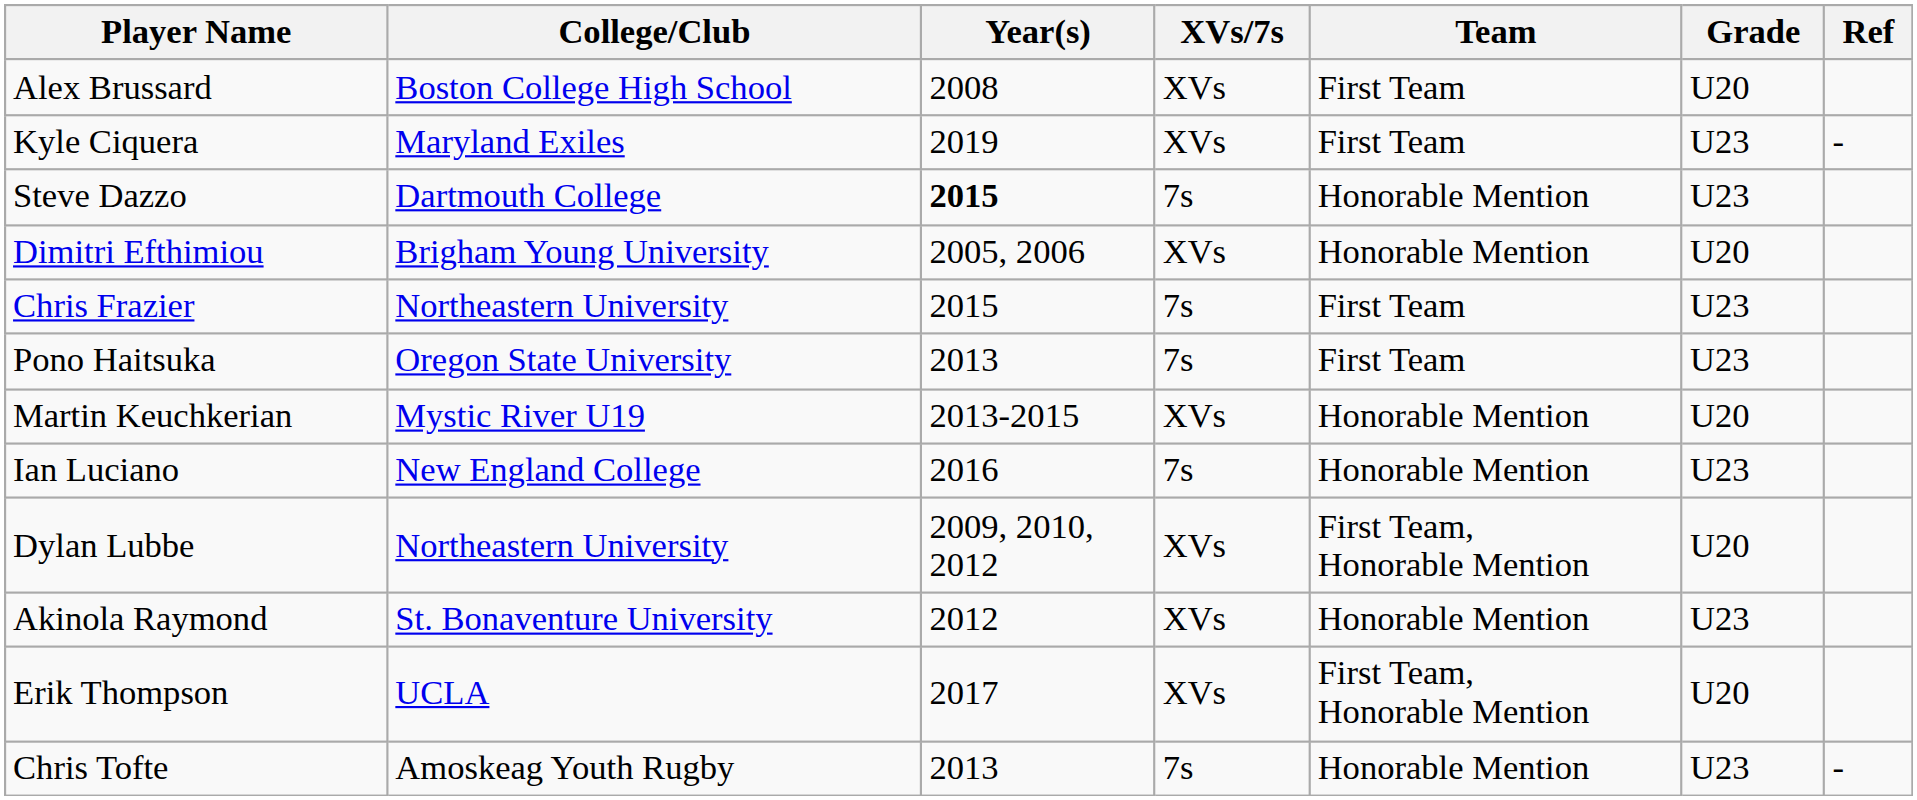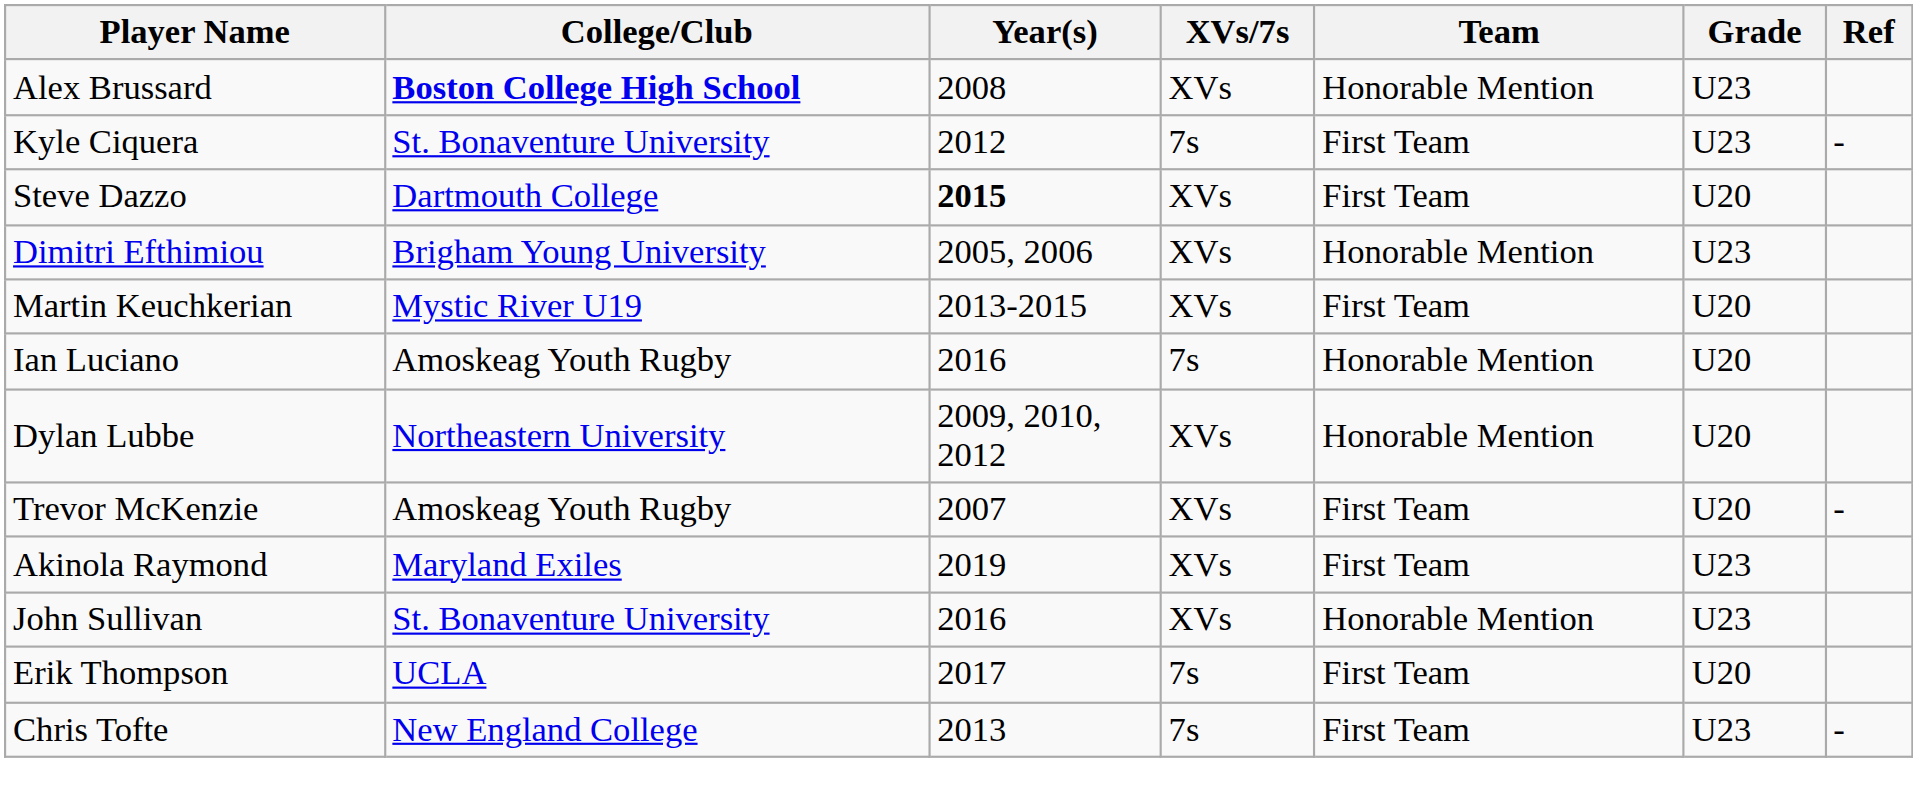(594, 86) normal -> (596, 86) bold
(1391, 86) First Team -> (1458, 86) Honorable Mention
(1720, 86) U20 -> (1722, 86) U23
(510, 141) Maryland Exiles -> (581, 141) St. Bonaventure University
(964, 141) 2019 -> (972, 141) 2012
(1194, 141) XVs -> (1184, 141) 7s
(1178, 196) 7s -> (1200, 196) XVs
(1453, 196) Honorable Mention -> (1396, 196) First Team
(1720, 196) U23 -> (1722, 196) U20
(1720, 251) U20 -> (1722, 251) U23
- row: (104, 305)
- row: (114, 360)
(1453, 415) Honorable Mention -> (1396, 305) First Team
(548, 470) New England College -> (562, 360) Amoskeag Youth Rugby
(1720, 470) U23 -> (1722, 360) U20
(1453, 544) First Team, Honorable Mention -> (1458, 435) Honorable Mention
+ row: (136, 509)
(584, 618) St. Bonaventure University -> (507, 564) Maryland Exiles
(964, 618) 2012 -> (972, 564) 2019
(1453, 618) Honorable Mention -> (1396, 564) First Team
+ row: (108, 618)
(1194, 693) XVs -> (1184, 673) 7s
(1453, 693) First Team, Honorable Mention -> (1396, 673) First Team
(565, 767) Amoskeag Youth Rugby -> (545, 728) New England College
(1453, 767) Honorable Mention -> (1396, 728) First Team
